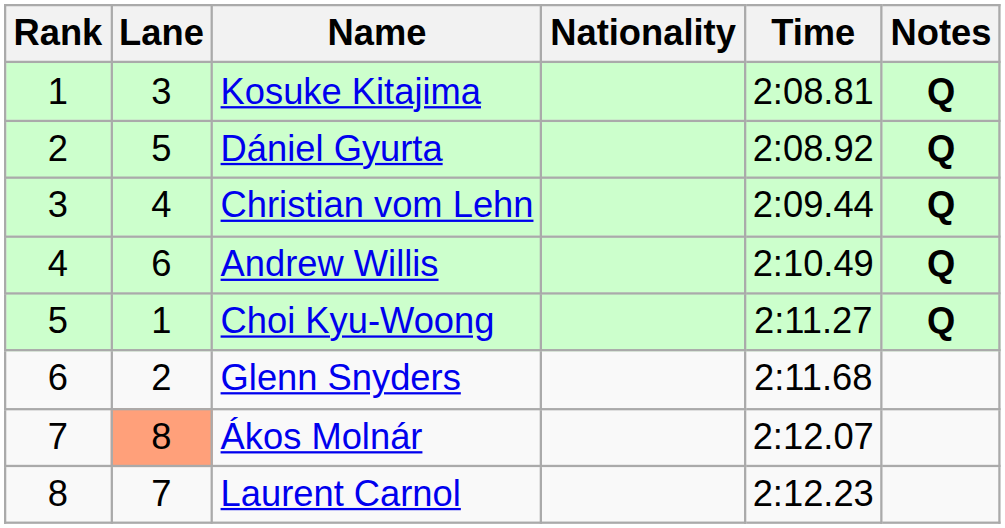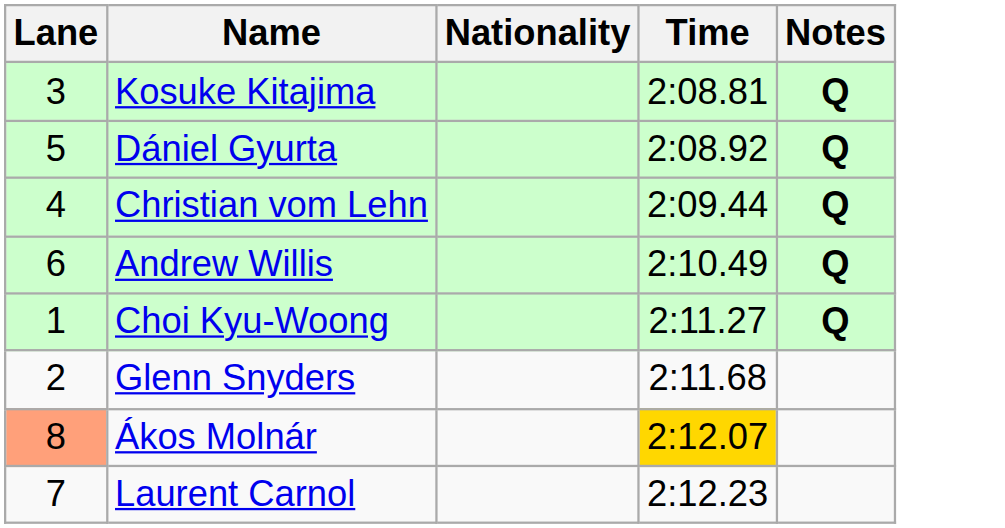- column: (58, 33)
(813, 436) no background -> (708, 436) gold background
